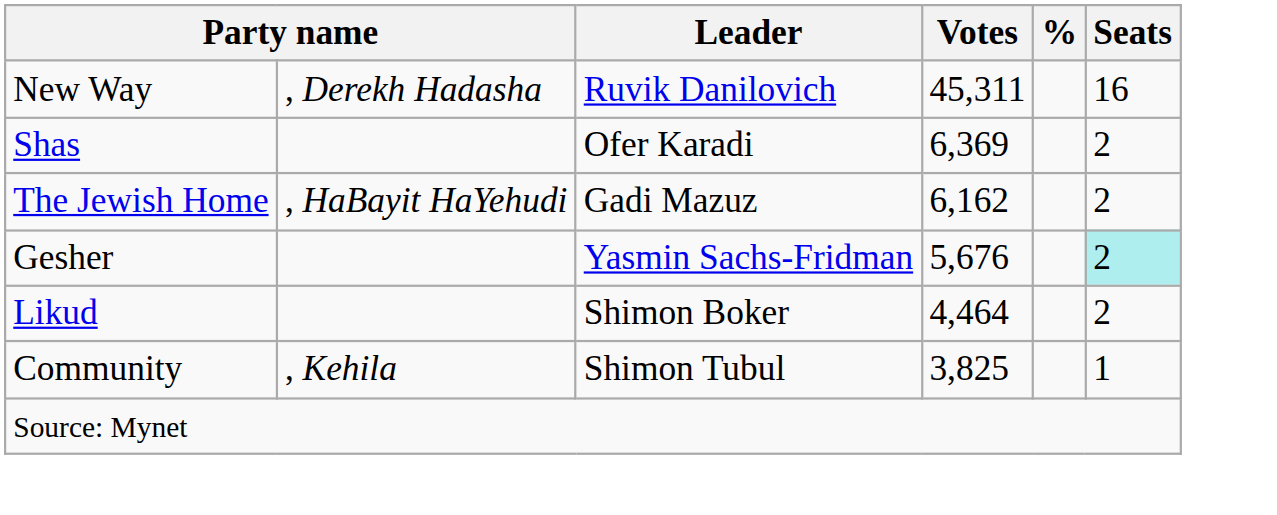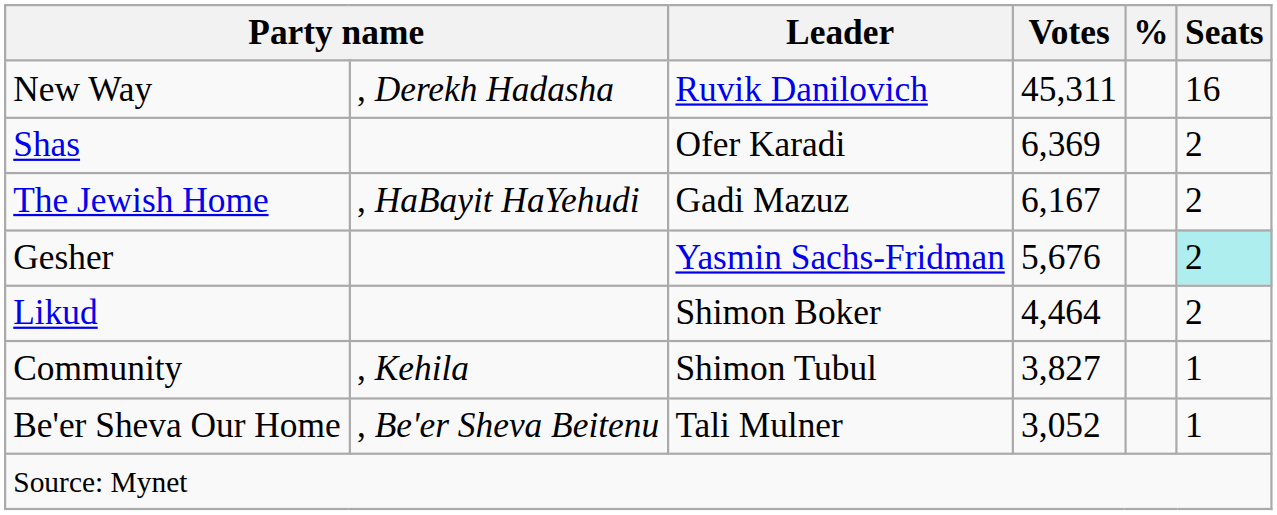(969, 200) 6,162 -> (1061, 200) 6,167
(969, 369) 3,825 -> (1061, 369) 3,827
+ row: (177, 425)
